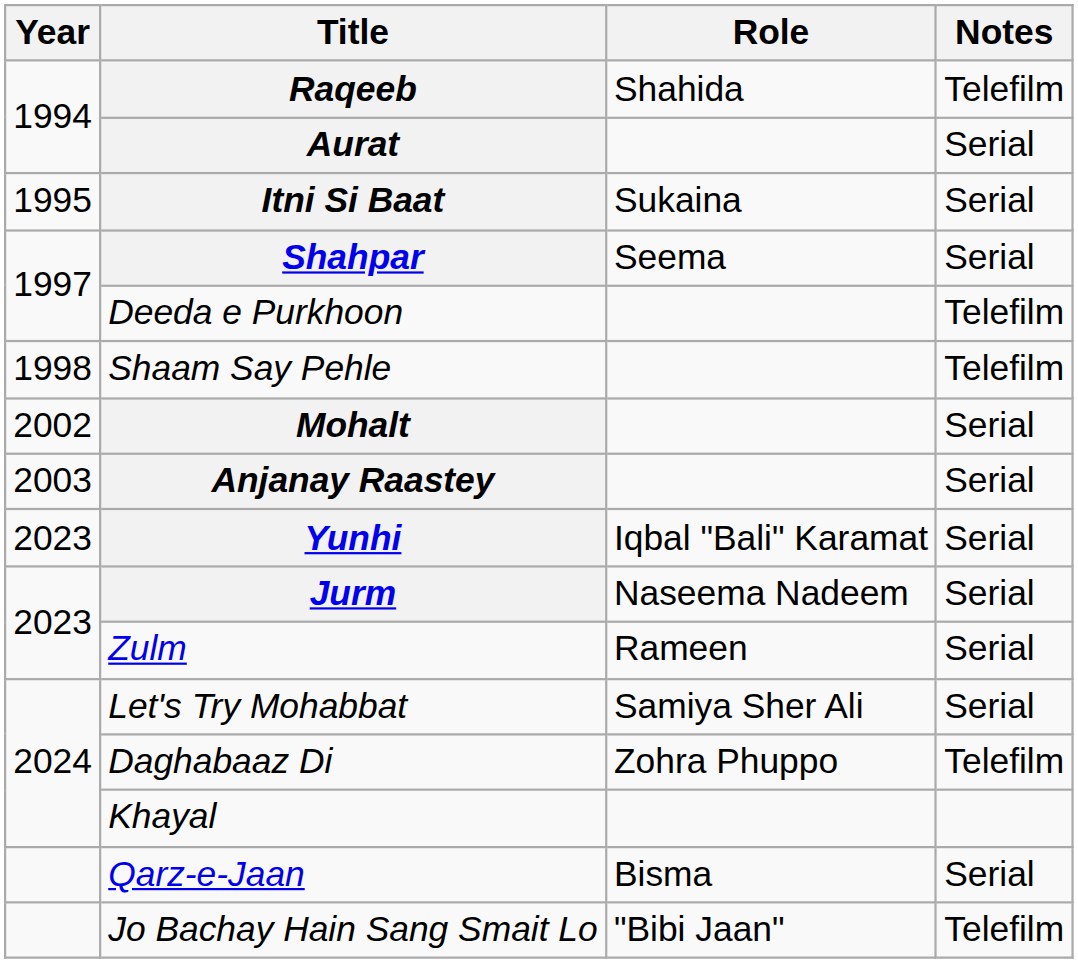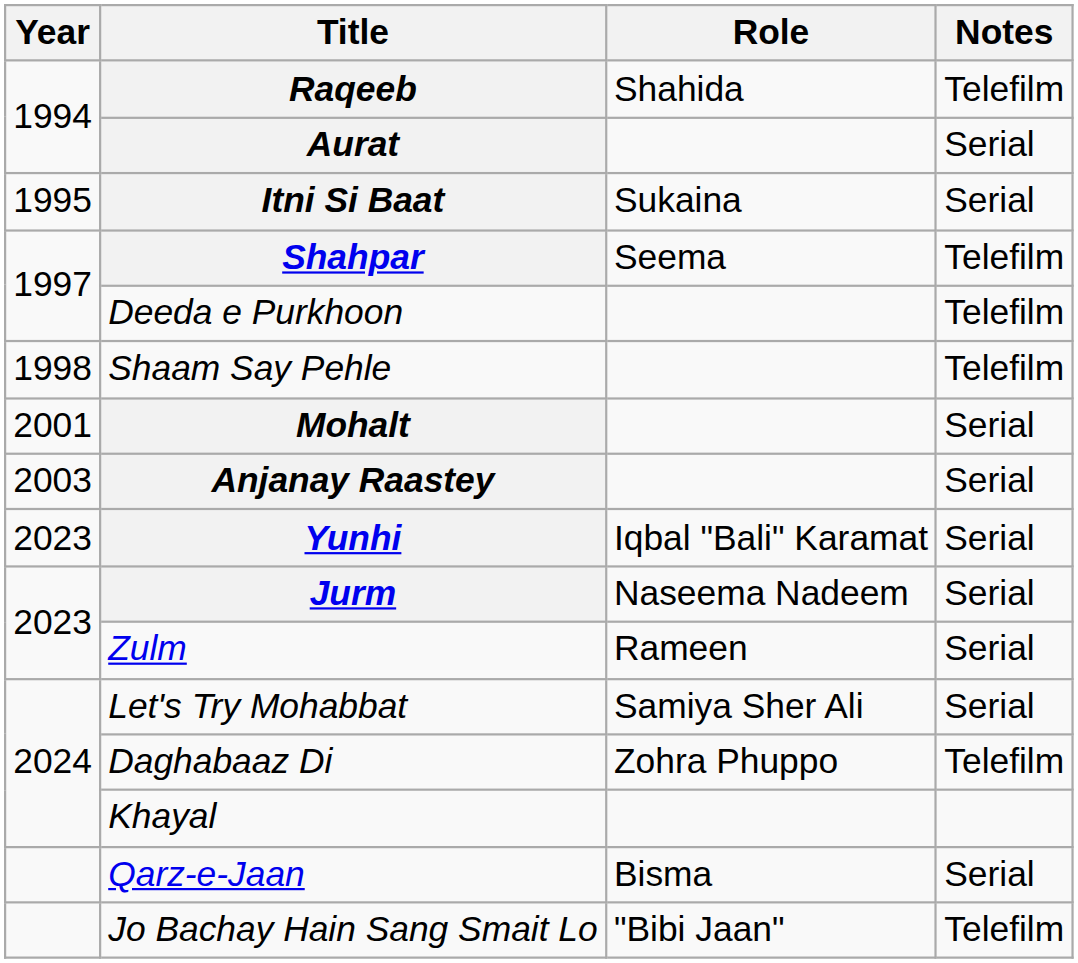(989, 256) Serial -> (1004, 256) Telefilm
(53, 425) 2002 -> (53, 425) 2001
